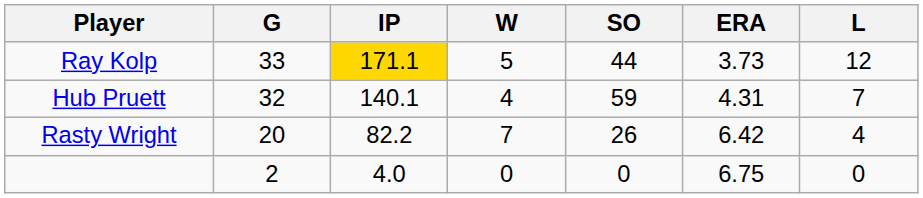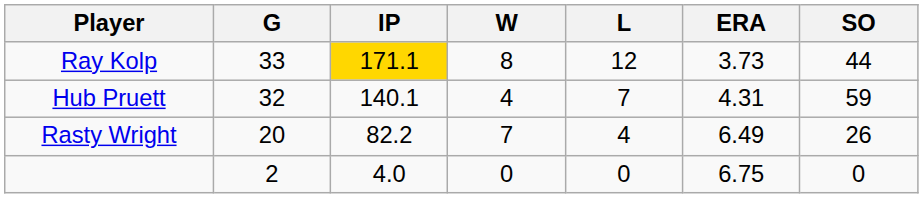columns swapped: (859, 23) <-> (624, 23)
(507, 60) 5 -> (507, 60) 8
(741, 135) 6.42 -> (741, 135) 6.49
